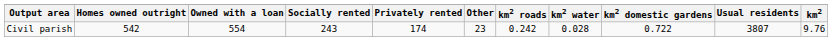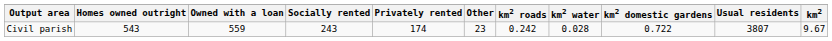(131, 29) 542 -> (131, 29) 543
(237, 29) 554 -> (237, 29) 559
(814, 29) 9.76 -> (814, 29) 9.67
